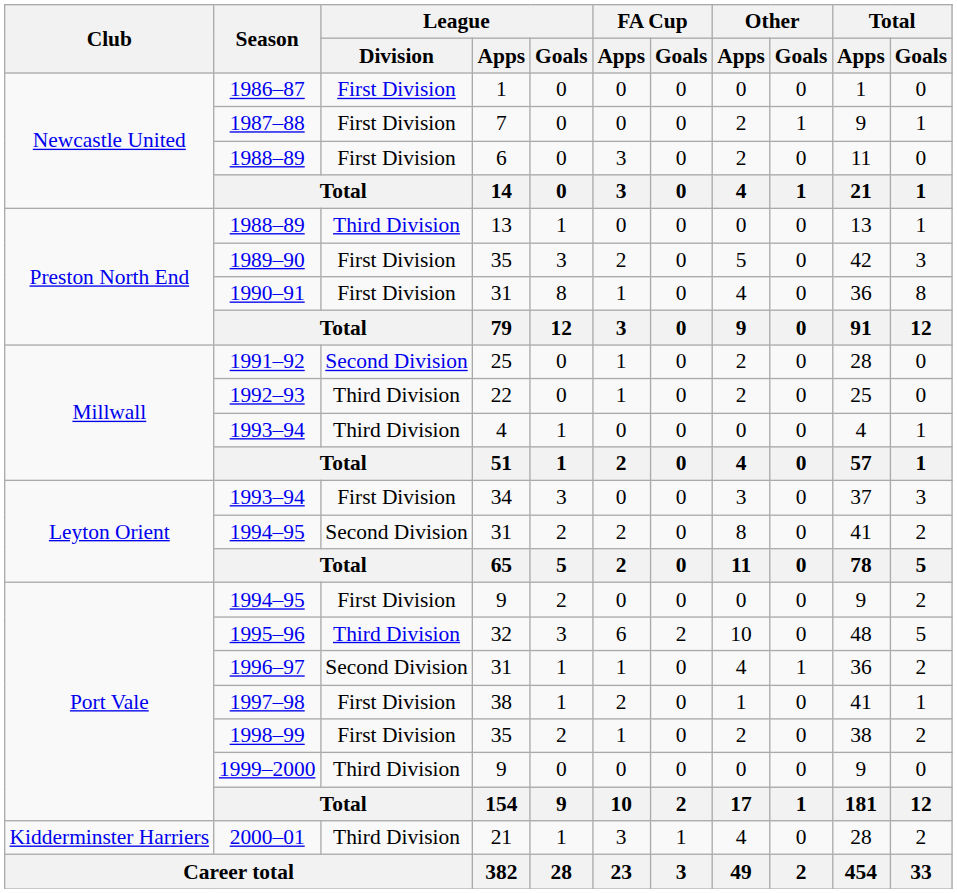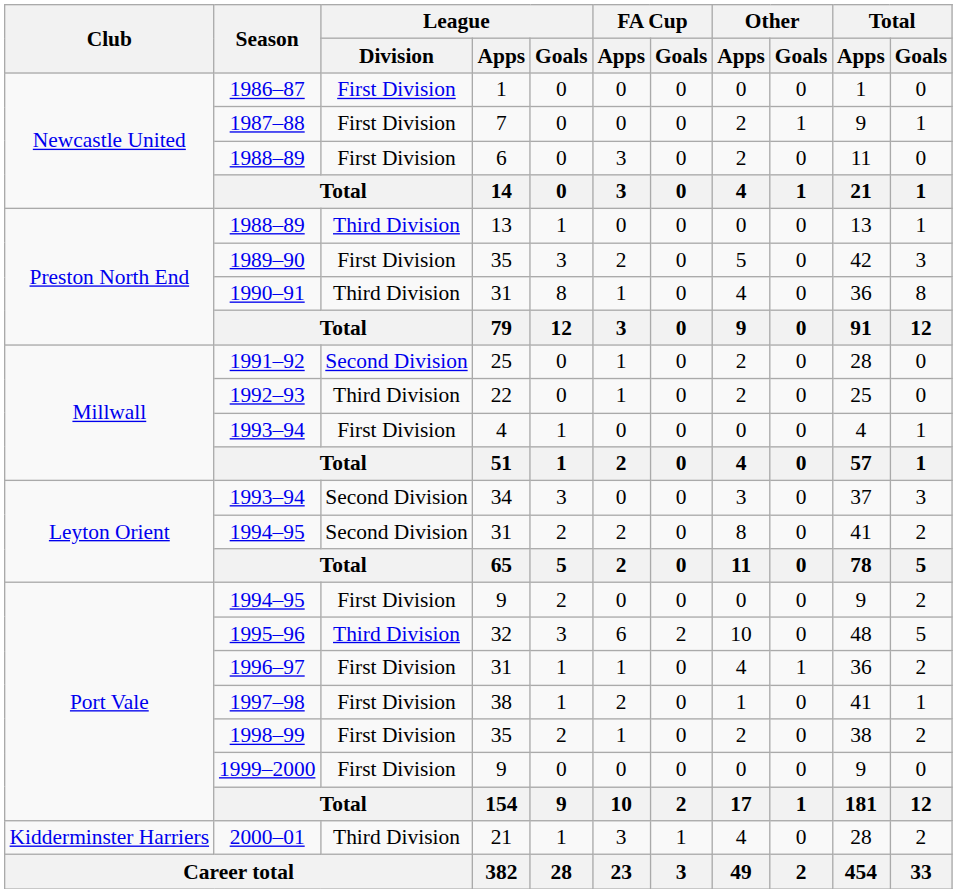(396, 293) First Division -> (396, 293) Third Division
(396, 429) Third Division -> (396, 429) First Division
(396, 497) First Division -> (396, 497) Second Division
(396, 667) Second Division -> (396, 667) First Division
(396, 769) Third Division -> (396, 769) First Division
